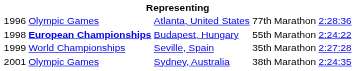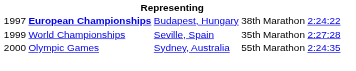- row: (202, 21)
(15, 34) 1998 -> (15, 21) 1997
(262, 34) 55th -> (251, 21) 38th
(15, 62) 2001 -> (15, 48) 2000
(262, 62) 38th -> (251, 48) 55th
